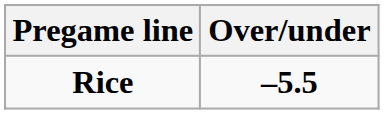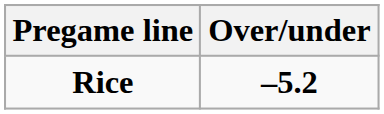(289, 81) –5.5 -> (289, 81) –5.2
